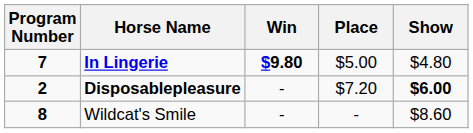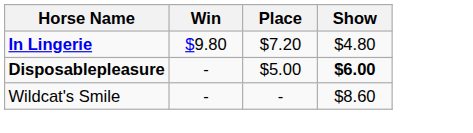- column: (42, 27)
(282, 63) bold -> (206, 44) normal
(356, 63) $5.00 -> (280, 44) $7.20
(356, 89) $7.20 -> (280, 70) $5.00
